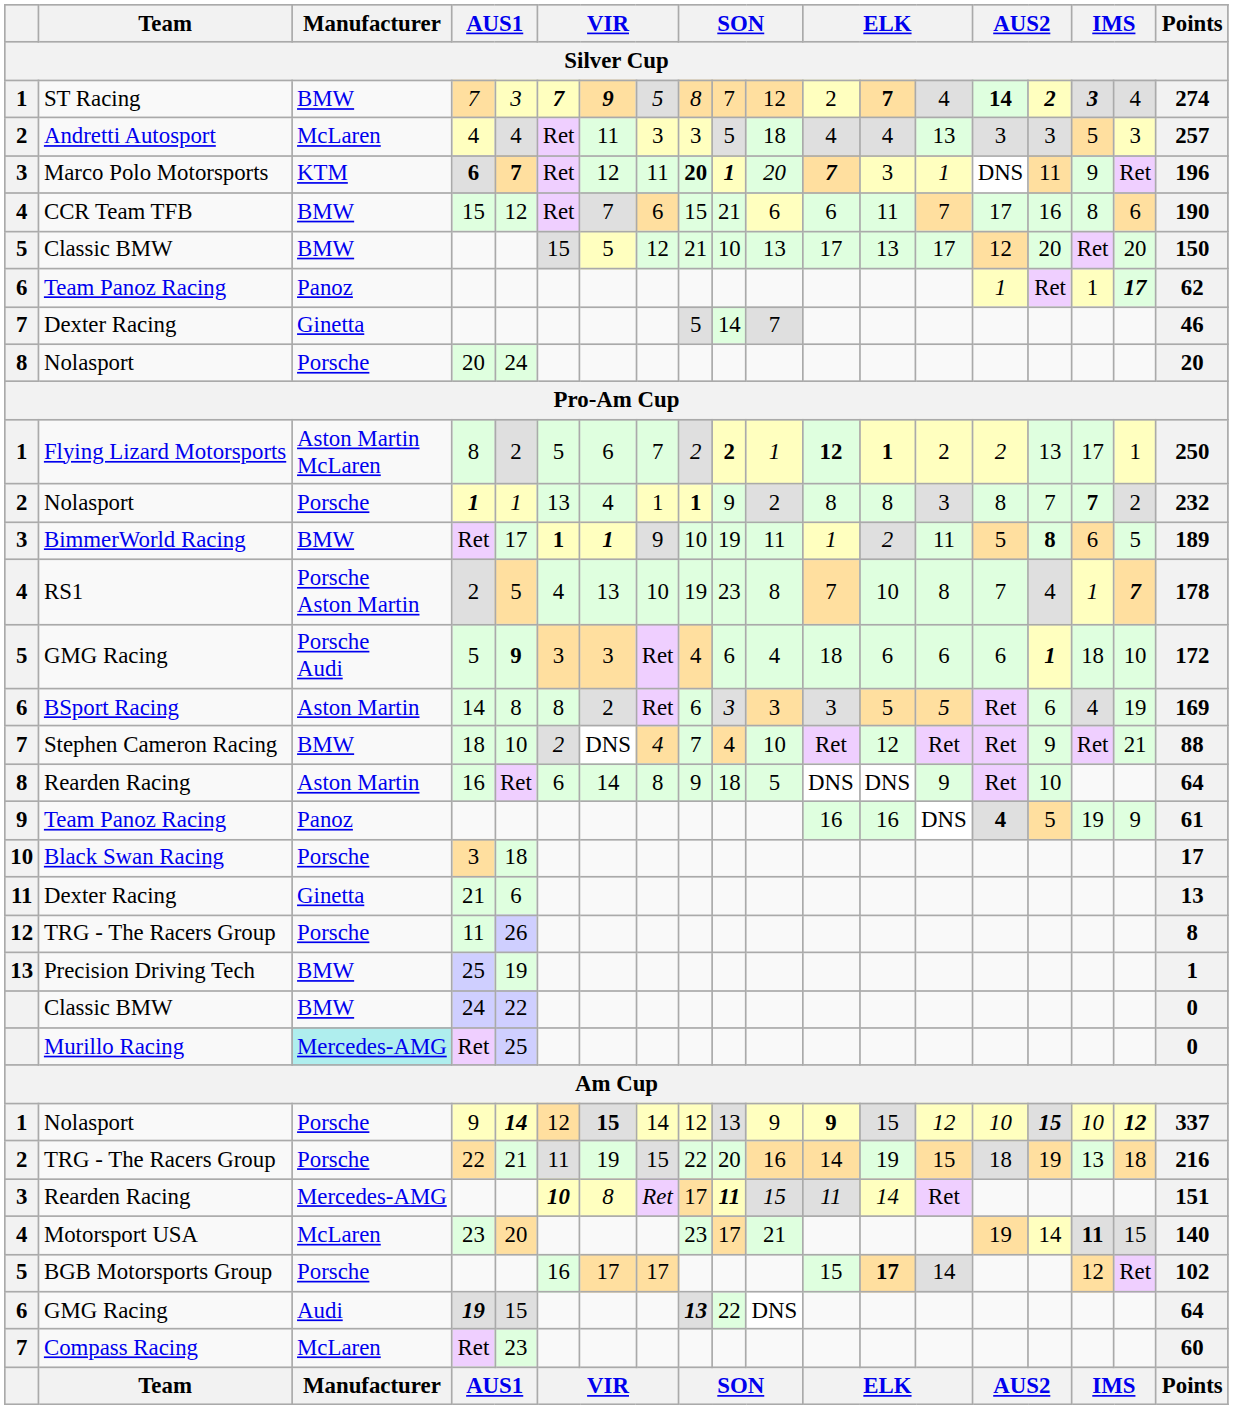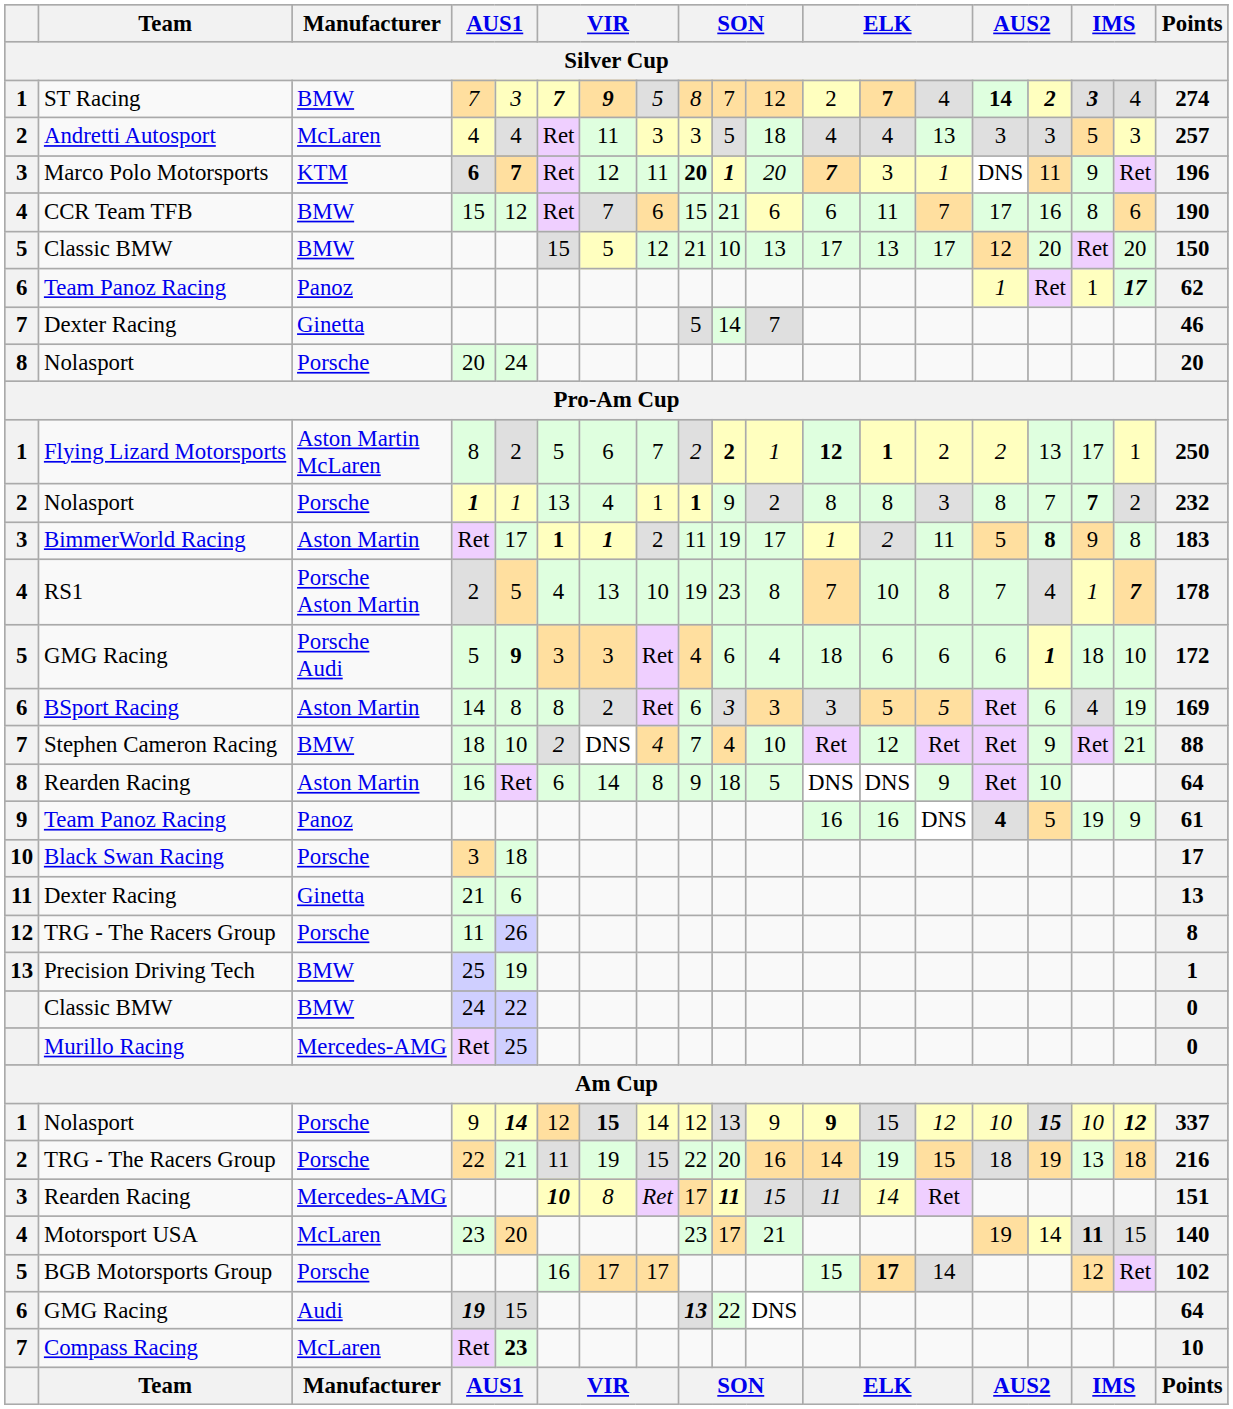(326, 539) BMW -> (358, 539) Aston Martin
(658, 539) 9 -> (658, 539) 2
(696, 539) 10 -> (696, 539) 11
(774, 539) 11 -> (774, 539) 17
(1093, 539) 6 -> (1093, 539) 9
(1135, 539) 5 -> (1135, 539) 8
(1192, 539) 189 -> (1192, 539) 183
(372, 1045) paleturquoise background -> (372, 1045) no background
(516, 1347) normal -> (516, 1347) bold
(1192, 1347) 60 -> (1192, 1347) 10
